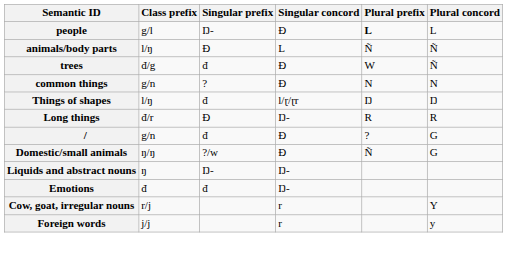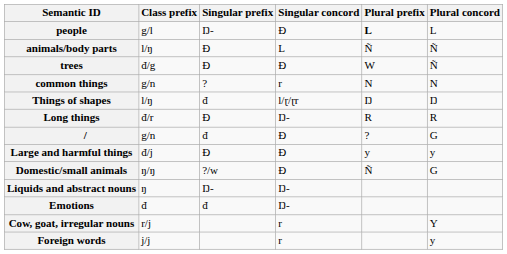(205, 65) đ -> (206, 65) Đ
(282, 83) Đ -> (280, 83) r
+ row: (71, 153)
